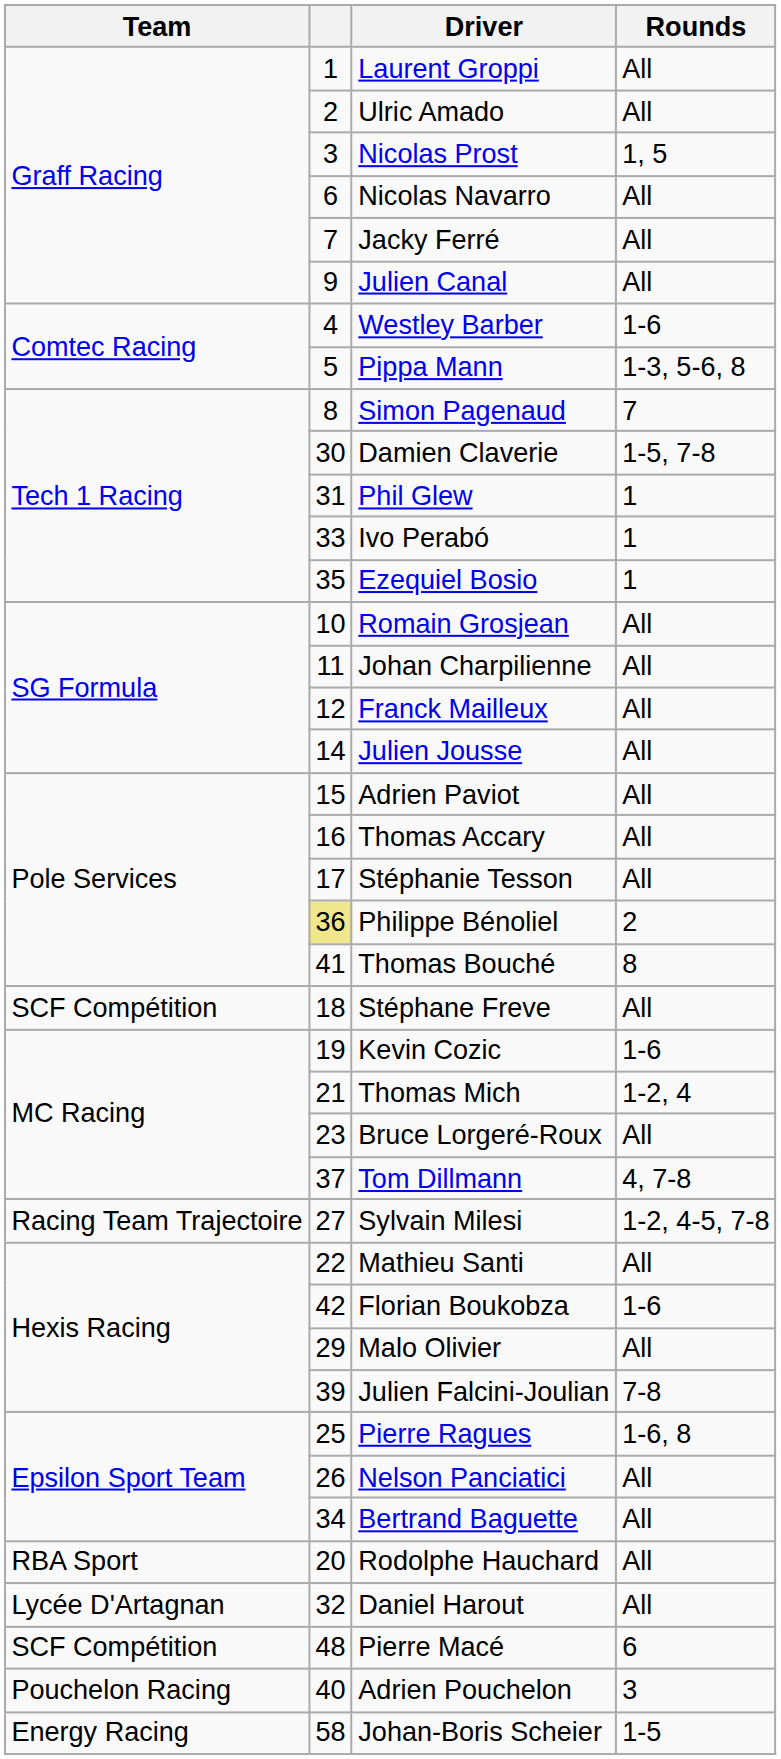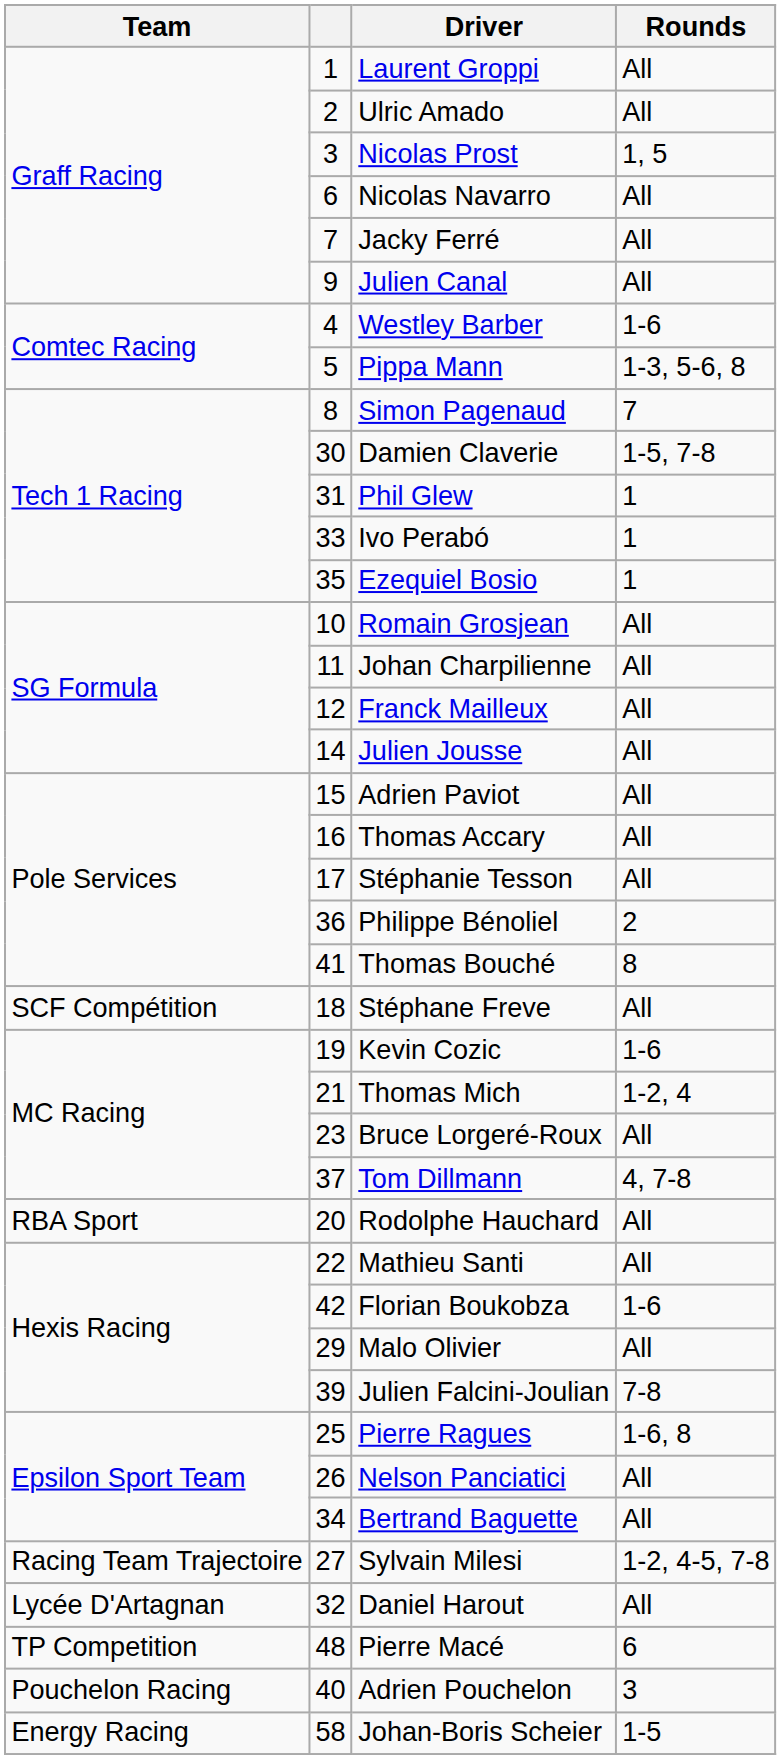(330, 922) khaki background -> (330, 922) no background
rows swapped: (479, 1562) <-> (440, 1220)
(114, 1647) SCF Compétition -> (104, 1647) TP Competition
